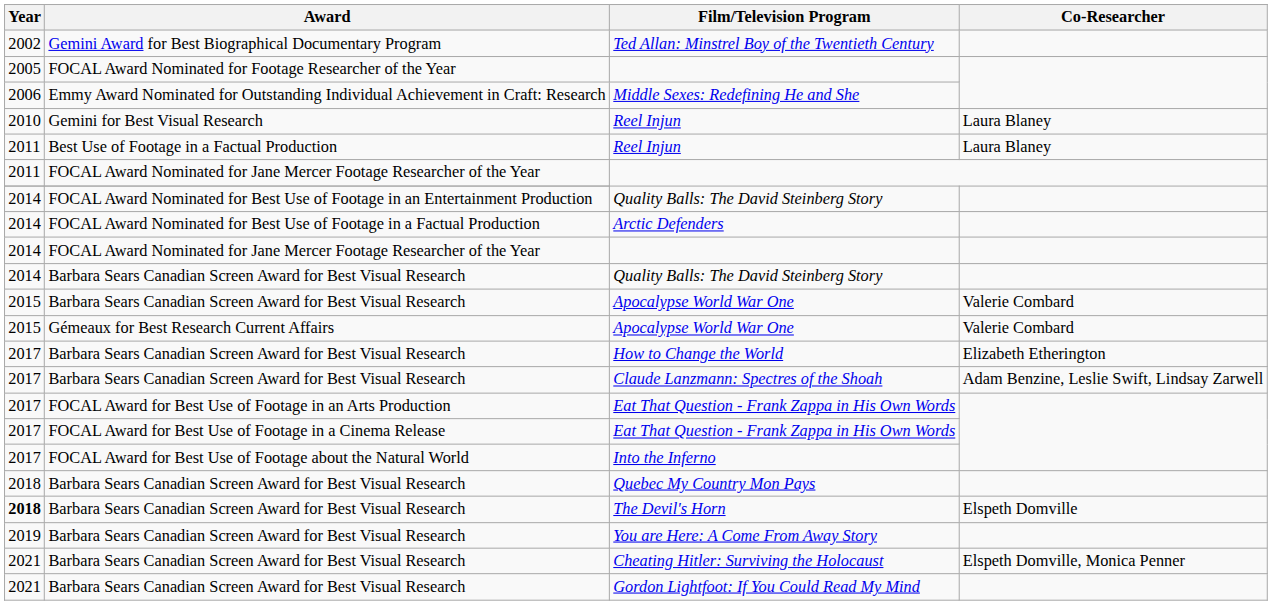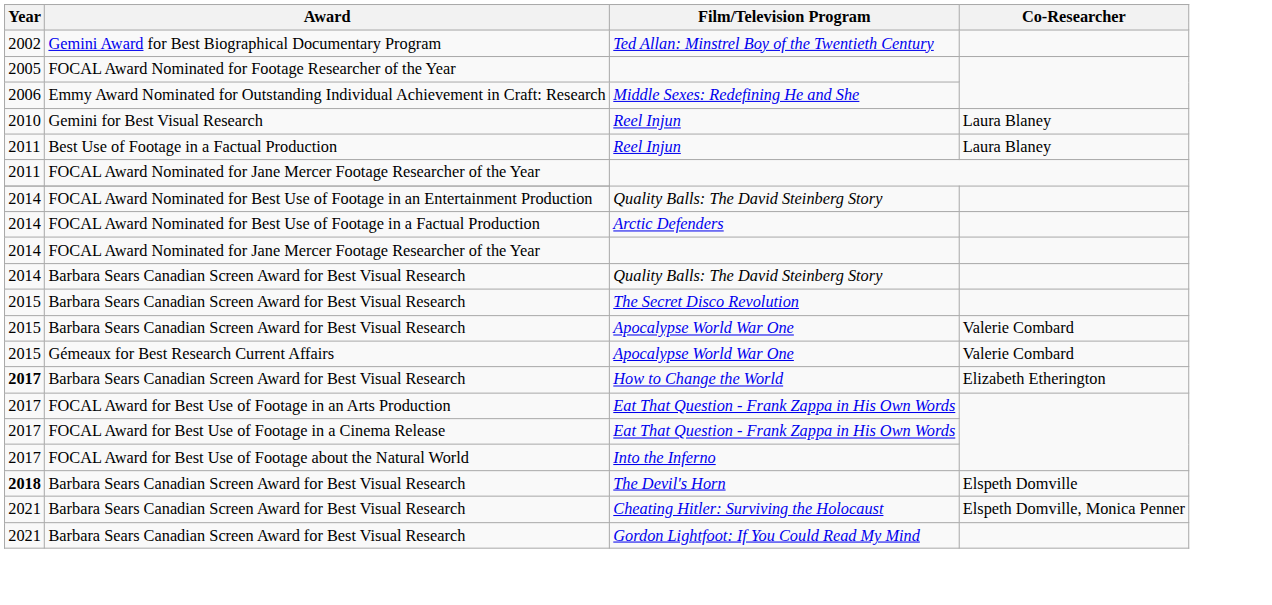+ row: (257, 302)
(25, 353) normal -> (25, 379) bold
- row: (257, 379)
- row: (257, 483)
- row: (257, 535)
